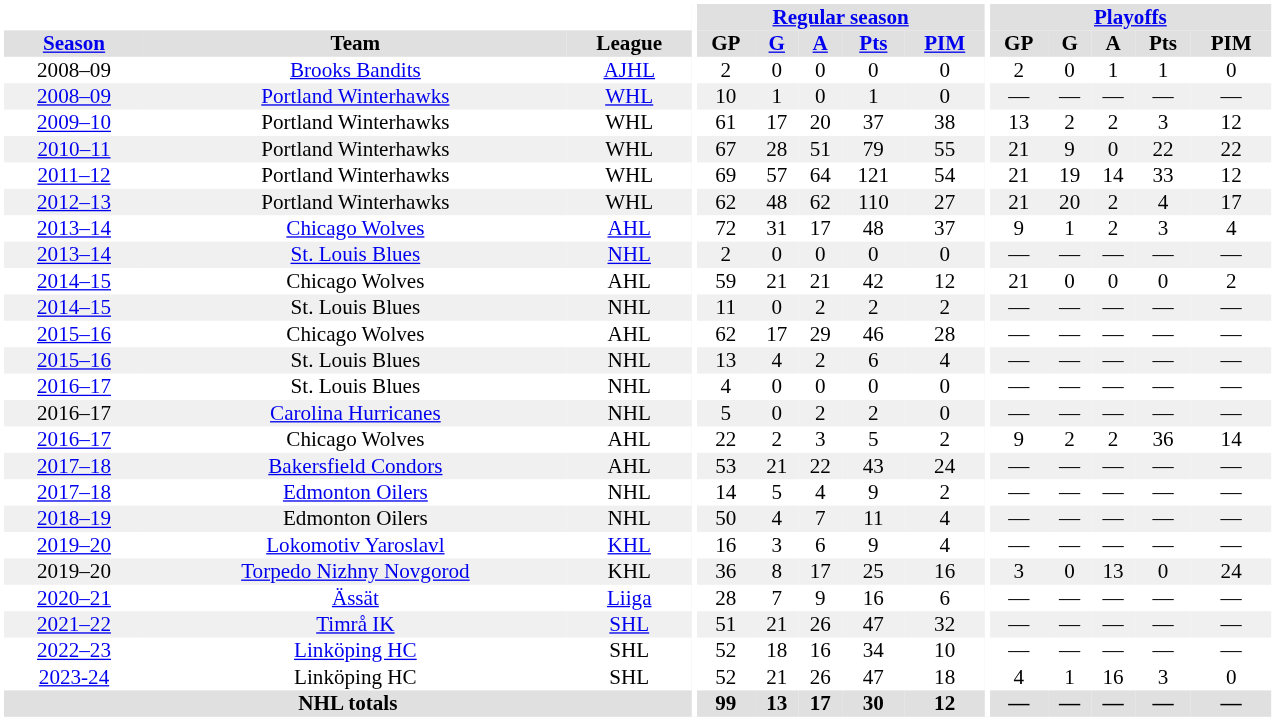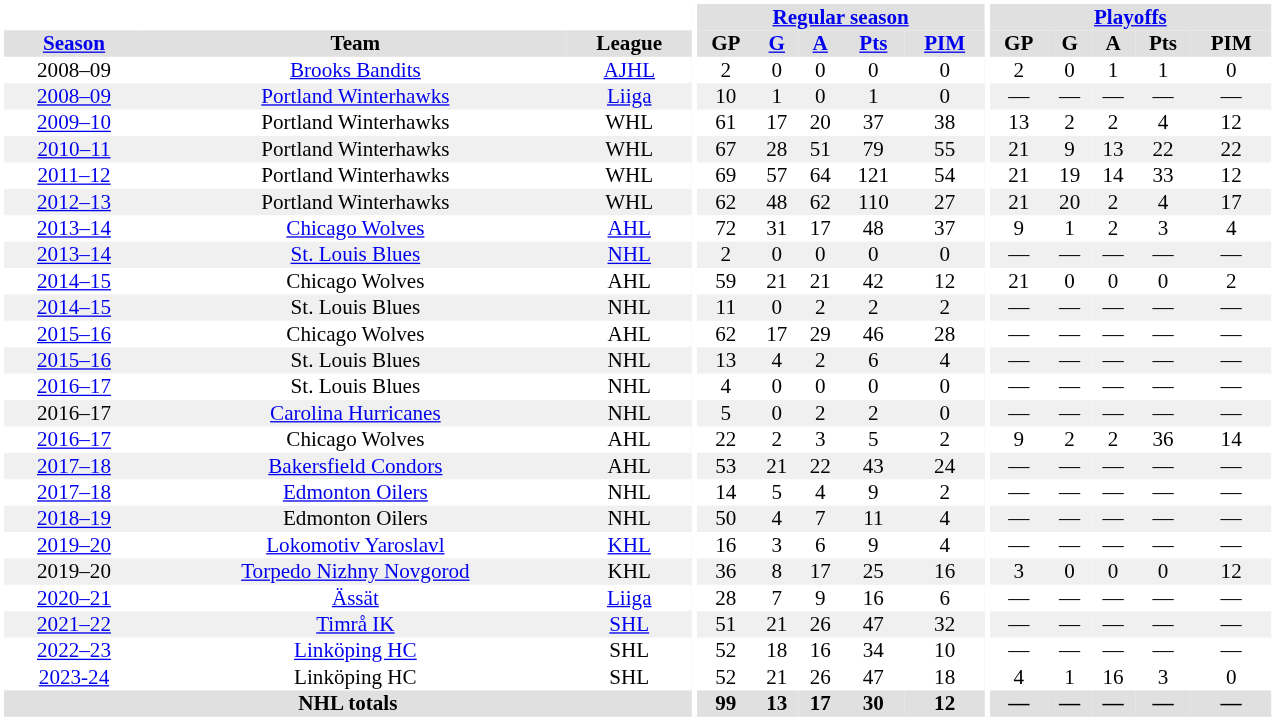(629, 96) WHL -> (629, 96) Liiga
(1163, 122) 3 -> (1163, 122) 4
(1113, 149) 0 -> (1113, 149) 13
(1113, 571) 13 -> (1113, 571) 0
(1231, 571) 24 -> (1231, 571) 12
